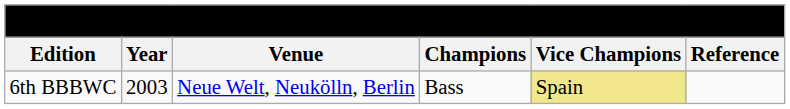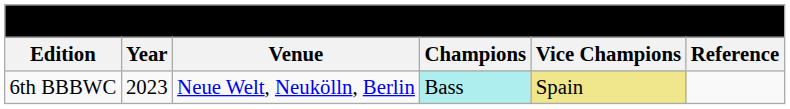(147, 86) 2003 -> (147, 86) 2023
(444, 86) no background -> (444, 86) paleturquoise background
